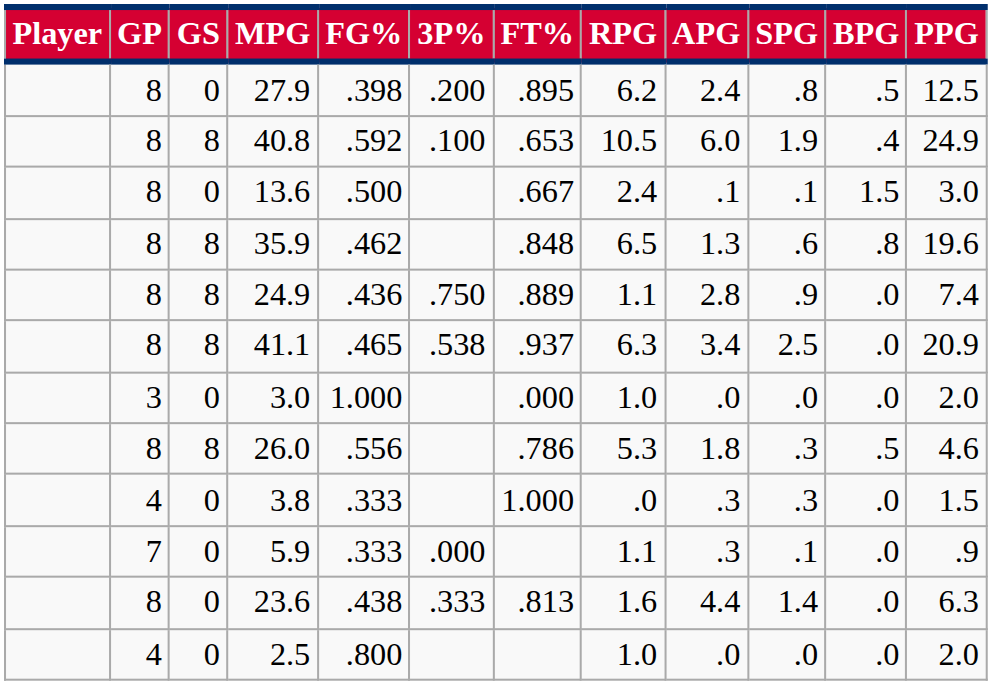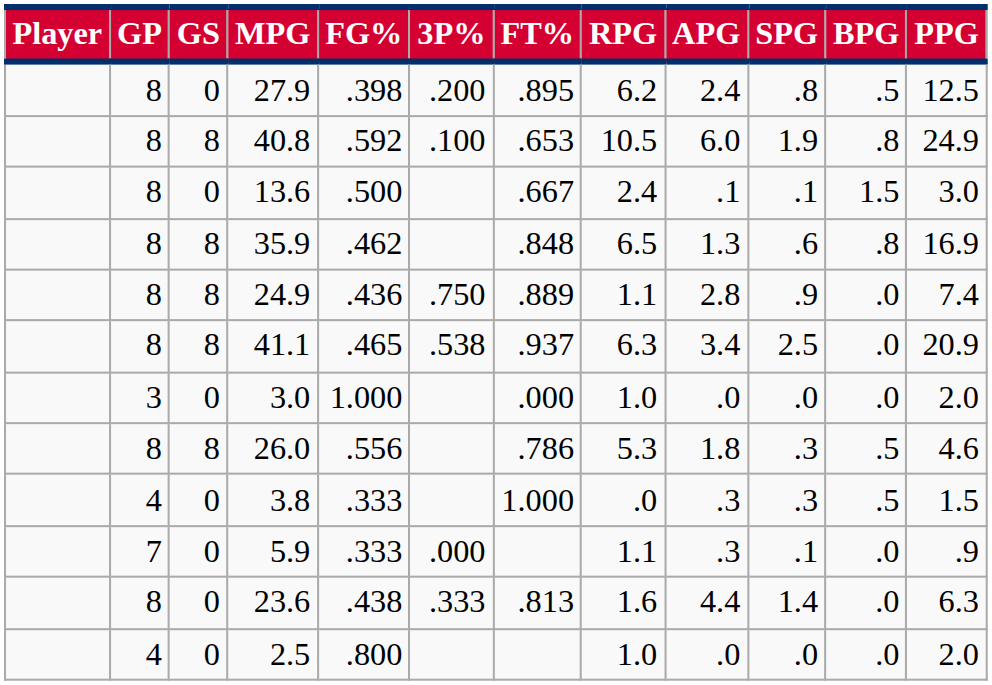(887, 140) .4 -> (887, 140) .8
(951, 243) 19.6 -> (951, 243) 16.9
(887, 499) .0 -> (887, 499) .5
